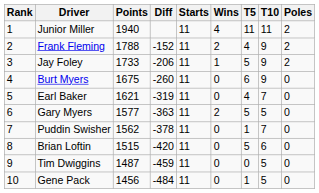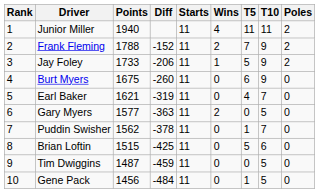(247, 46) 4 -> (247, 46) 7
(247, 113) 5 -> (247, 113) 0
(163, 146) -420 -> (163, 146) -425
